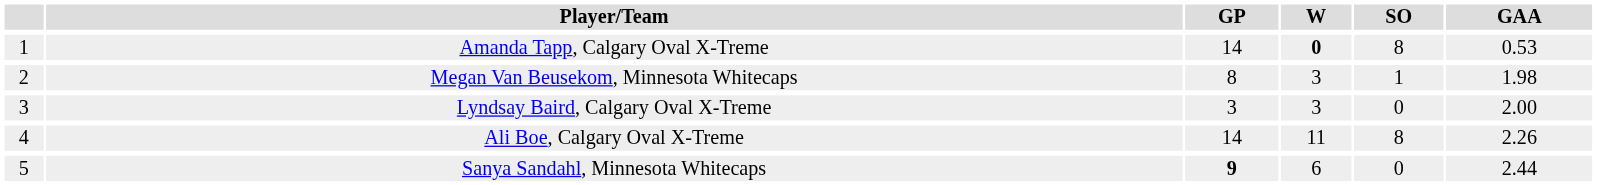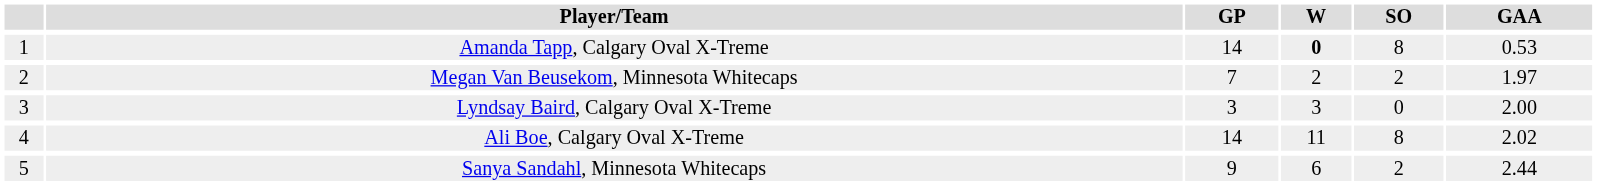(1232, 77) 8 -> (1232, 77) 7
(1316, 77) 3 -> (1316, 77) 2
(1399, 77) 1 -> (1399, 77) 2
(1519, 77) 1.98 -> (1519, 77) 1.97
(1519, 137) 2.26 -> (1519, 137) 2.02
(1232, 168) bold -> (1232, 168) normal
(1399, 168) 0 -> (1399, 168) 2
